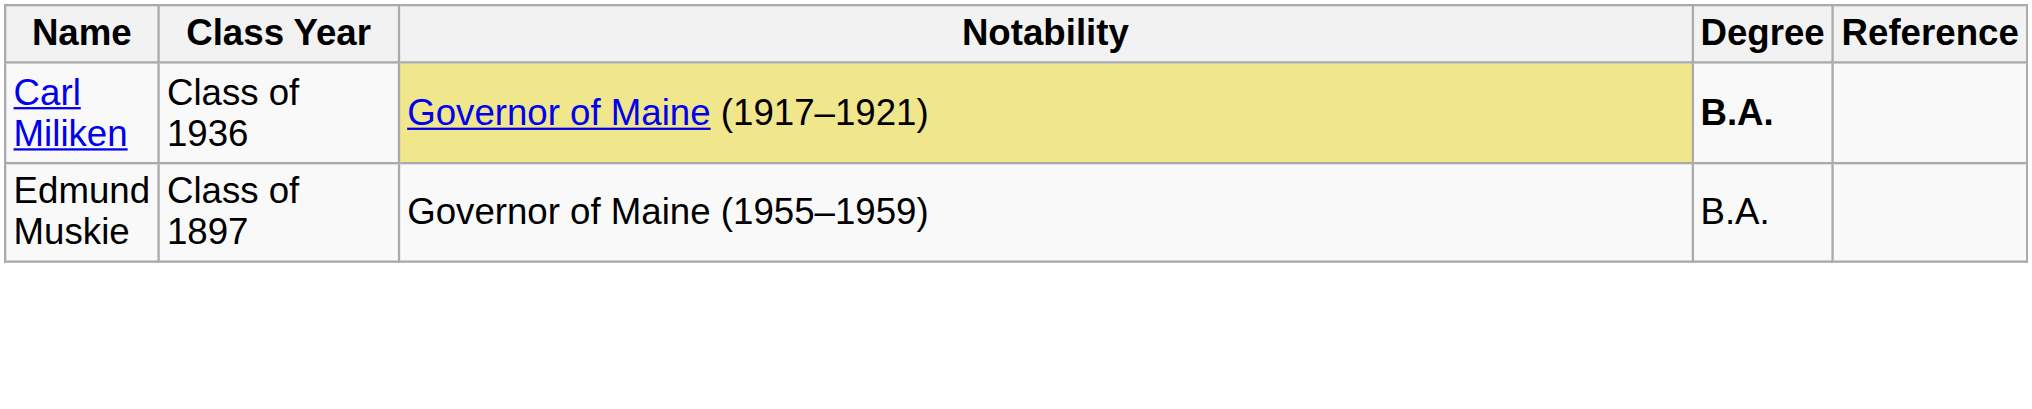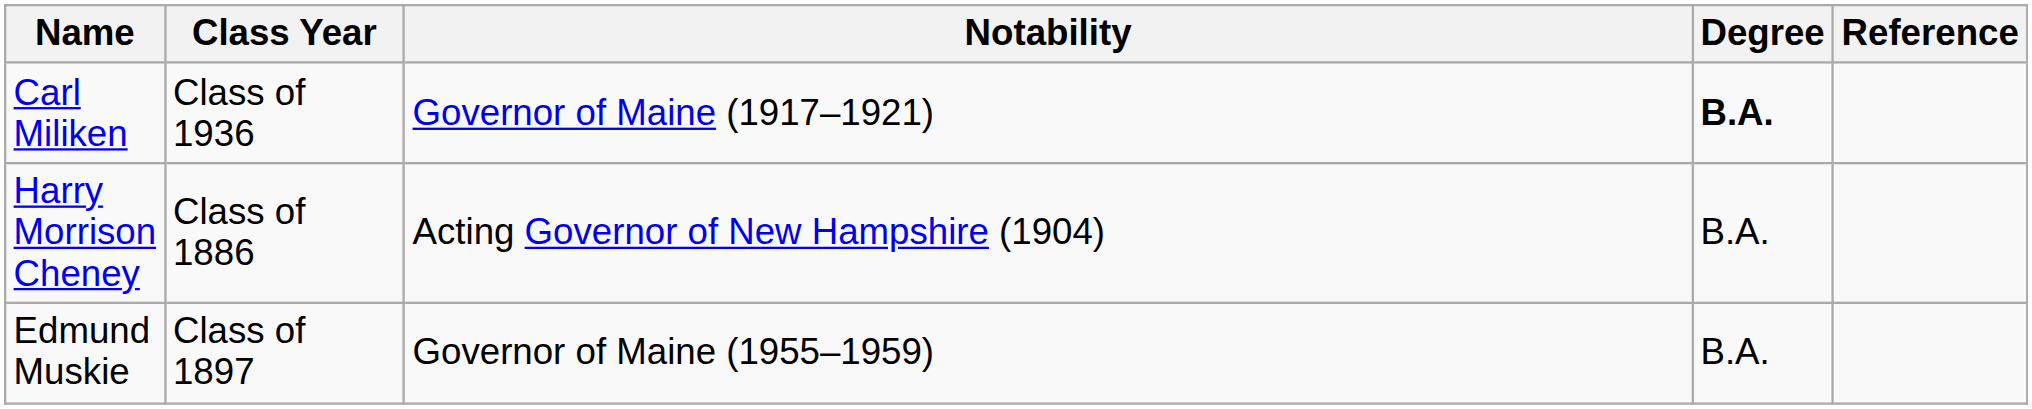(668, 112) khaki background -> (673, 112) no background
+ row: (85, 232)
